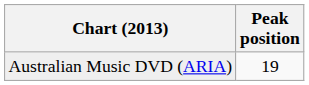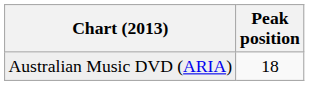(270, 66) 19 -> (270, 66) 18
